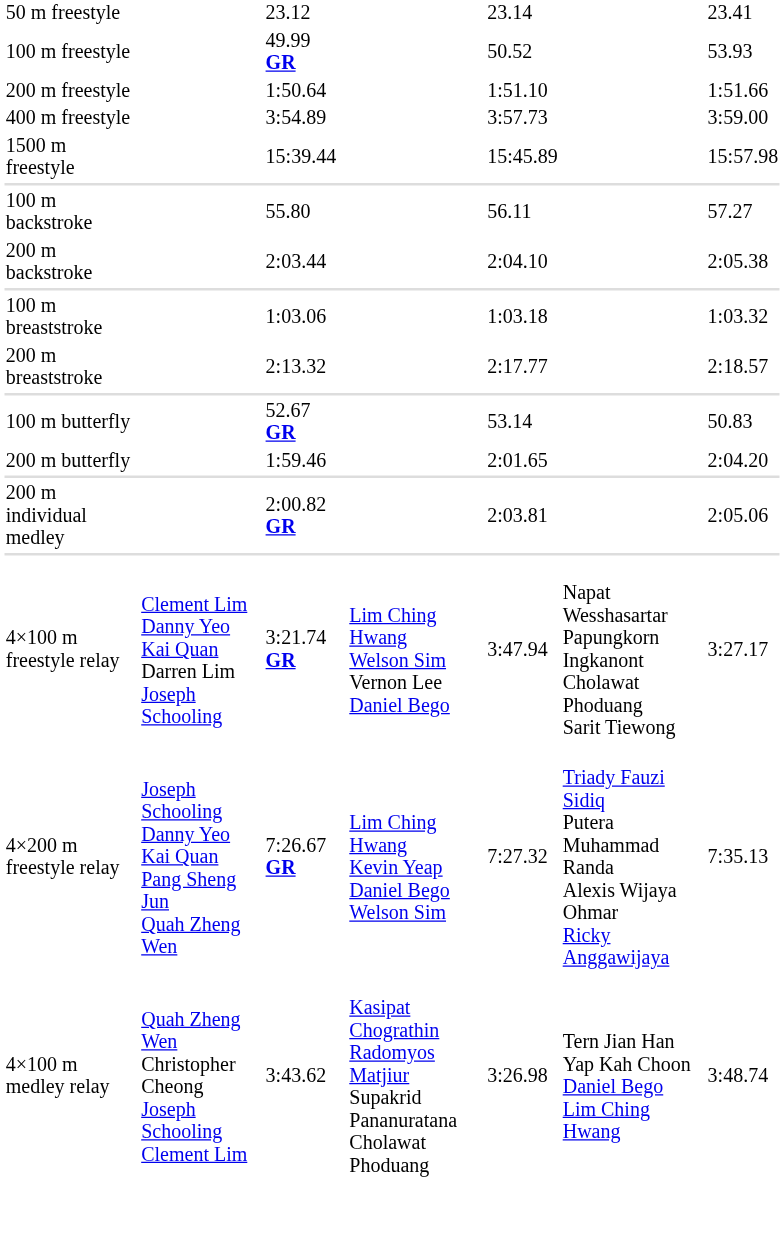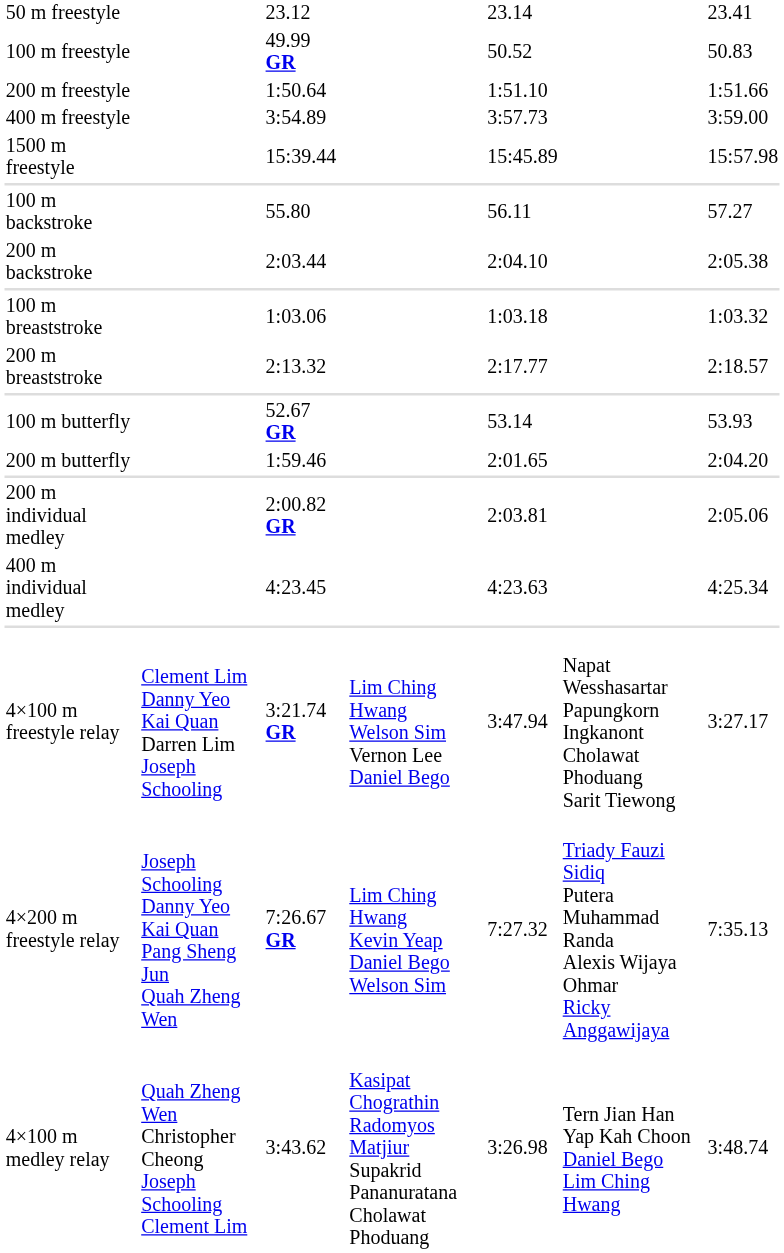(730, 51) 53.93 -> (730, 51) 50.83
(730, 421) 50.83 -> (730, 421) 53.93
+ row: (46, 587)
